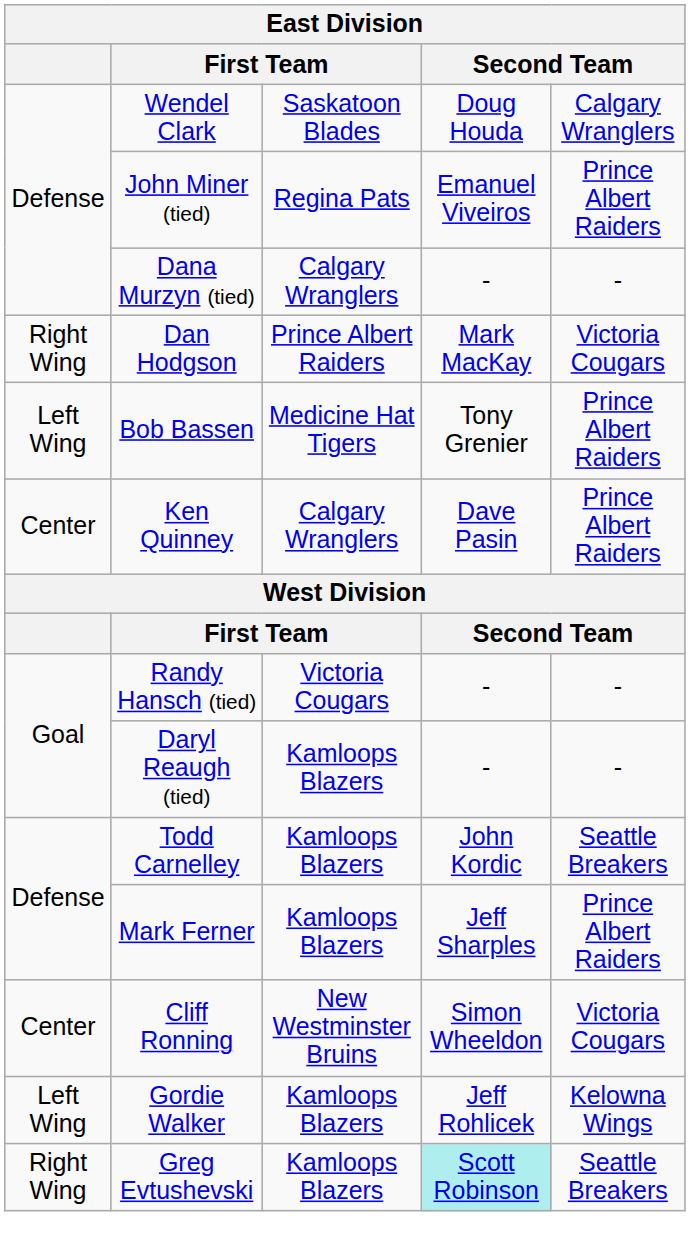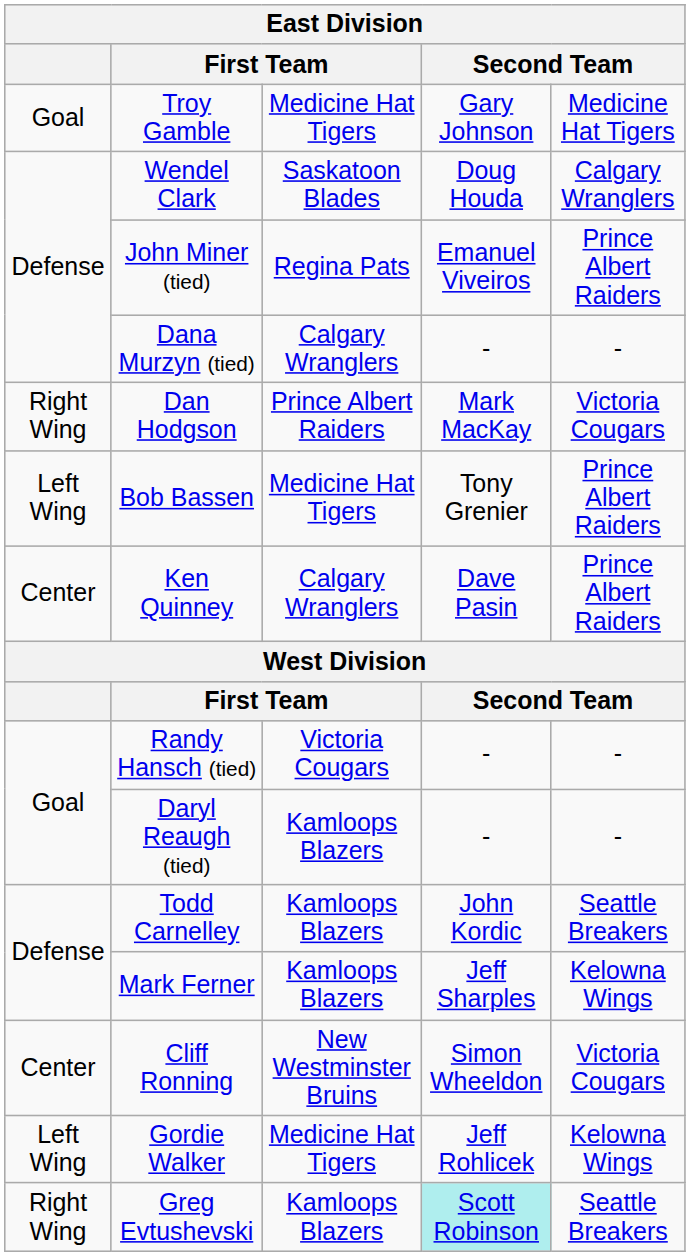+ row: (187, 117)
(618, 932) Prince Albert Raiders -> (618, 985) Kelowna Wings
(342, 1109) Kamloops Blazers -> (342, 1149) Medicine Hat Tigers
